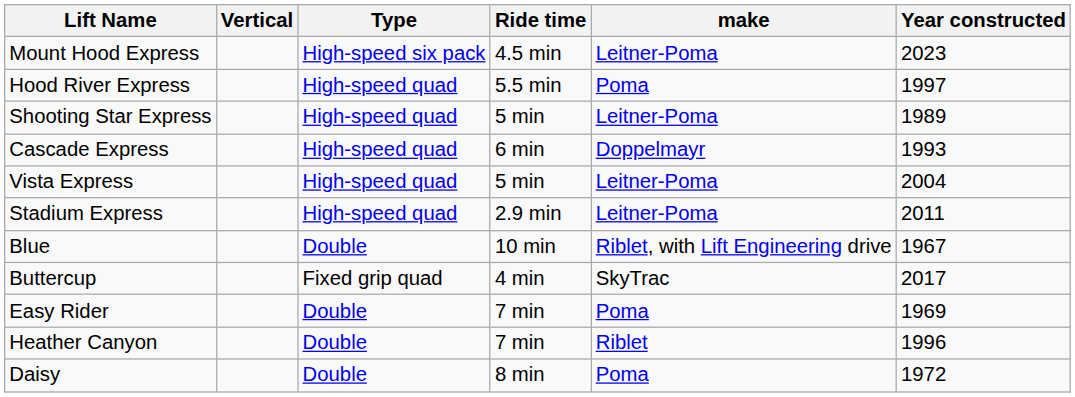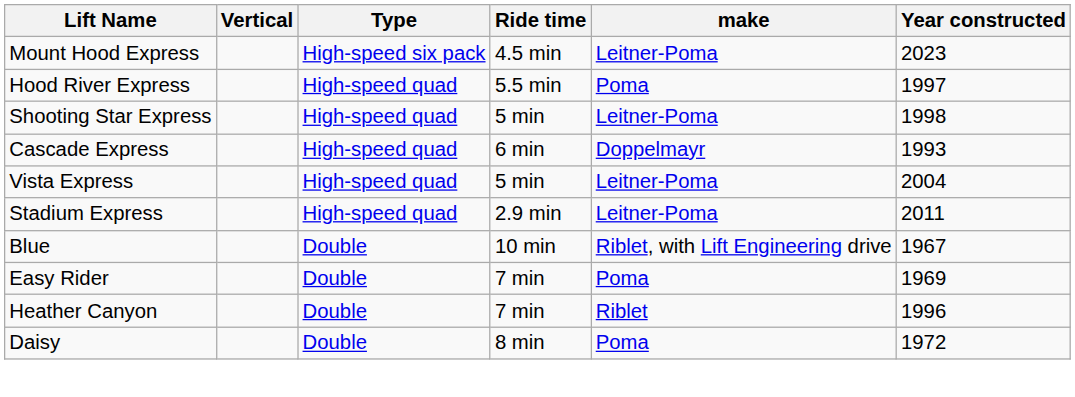(924, 117) 1989 -> (924, 117) 1998
- row: (53, 278)
